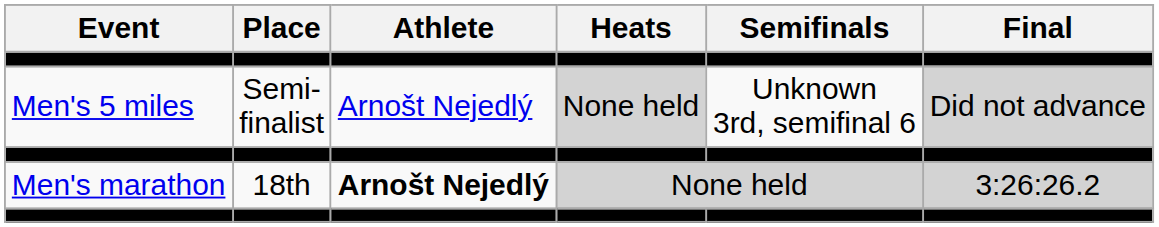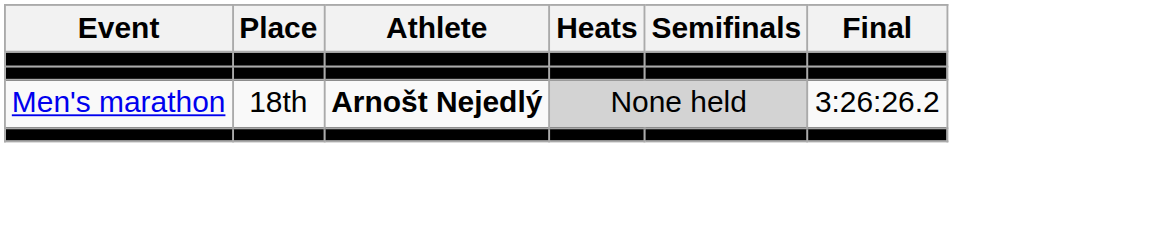- row: (103, 106)
(1038, 184) lightgrey background -> (877, 103) no background
